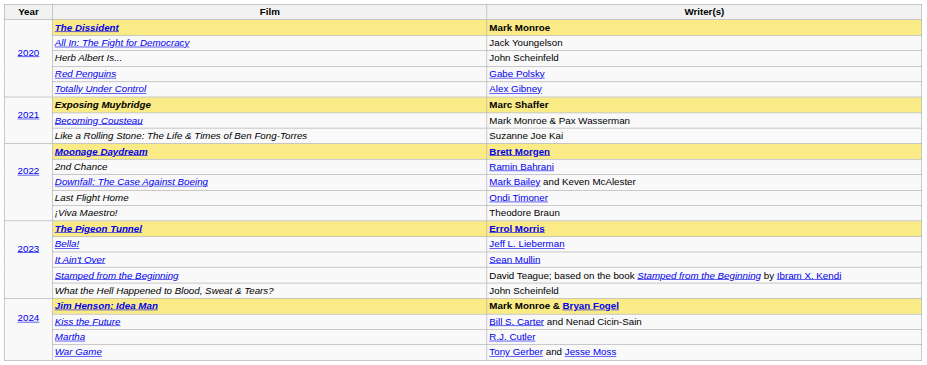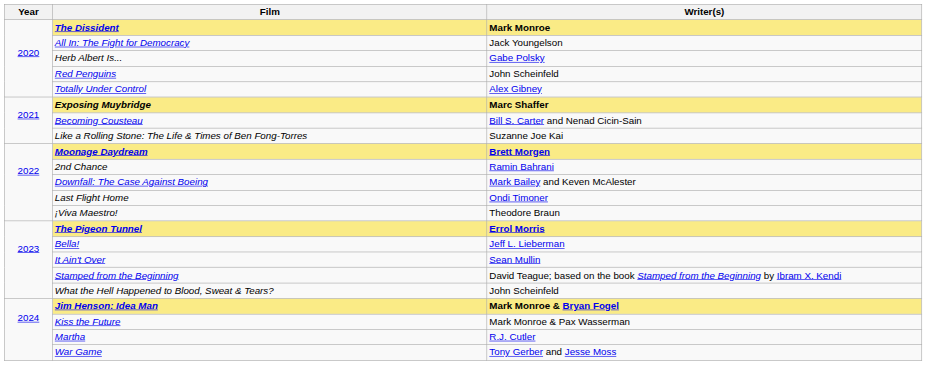(524, 58) John Scheinfeld -> (517, 58) Gabe Polsky
(517, 74) Gabe Polsky -> (524, 74) John Scheinfeld
(560, 120) Mark Monroe & Pax Wasserman -> (566, 120) Bill S. Carter and Nenad Cicin-Sain
(566, 321) Bill S. Carter and Nenad Cicin-Sain -> (560, 321) Mark Monroe & Pax Wasserman
